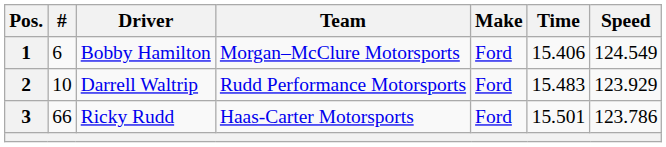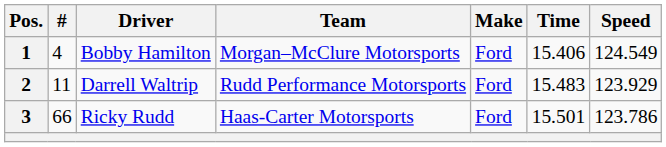(57, 52) 6 -> (57, 52) 4
(62, 84) 10 -> (62, 84) 11
